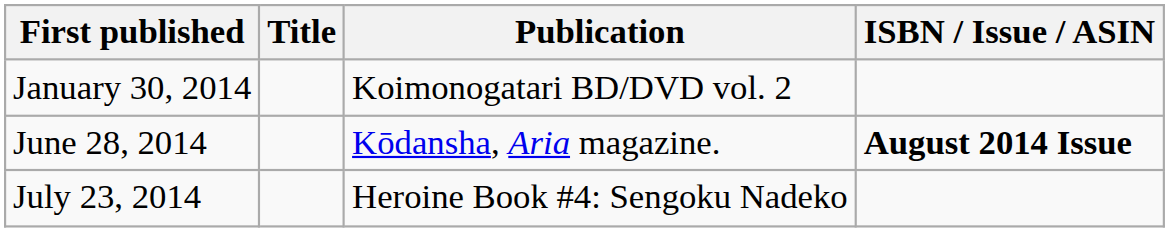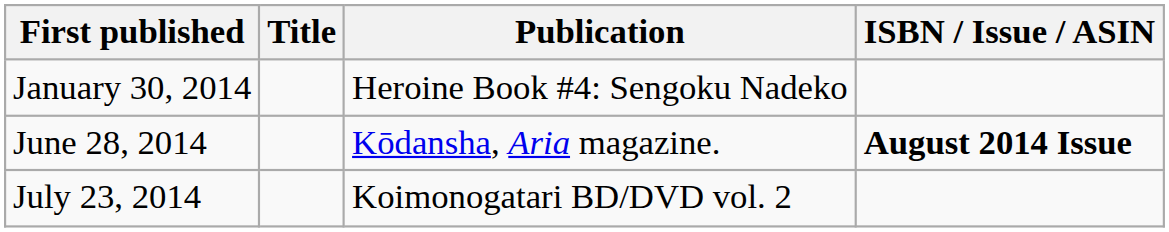(572, 87) Koimonogatari BD/DVD vol. 2 -> (600, 87) Heroine Book #4: Sengoku Nadeko
(600, 197) Heroine Book #4: Sengoku Nadeko -> (572, 197) Koimonogatari BD/DVD vol. 2
